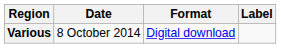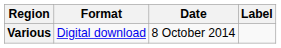columns swapped: (99, 14) <-> (191, 14)
